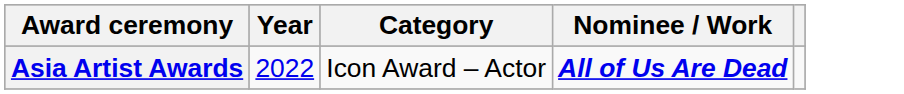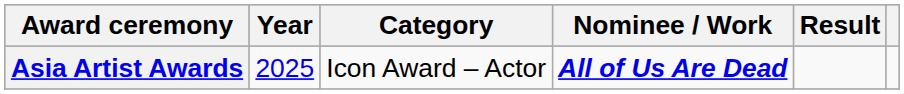+ column: (840, 25)
(285, 67) 2022 -> (285, 67) 2025
